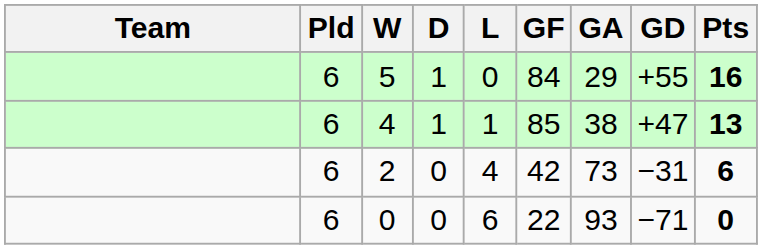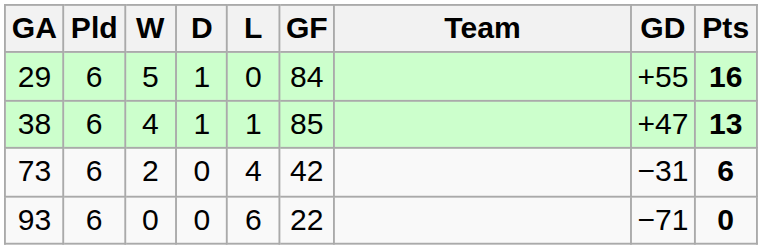columns swapped: (153, 28) <-> (601, 28)
